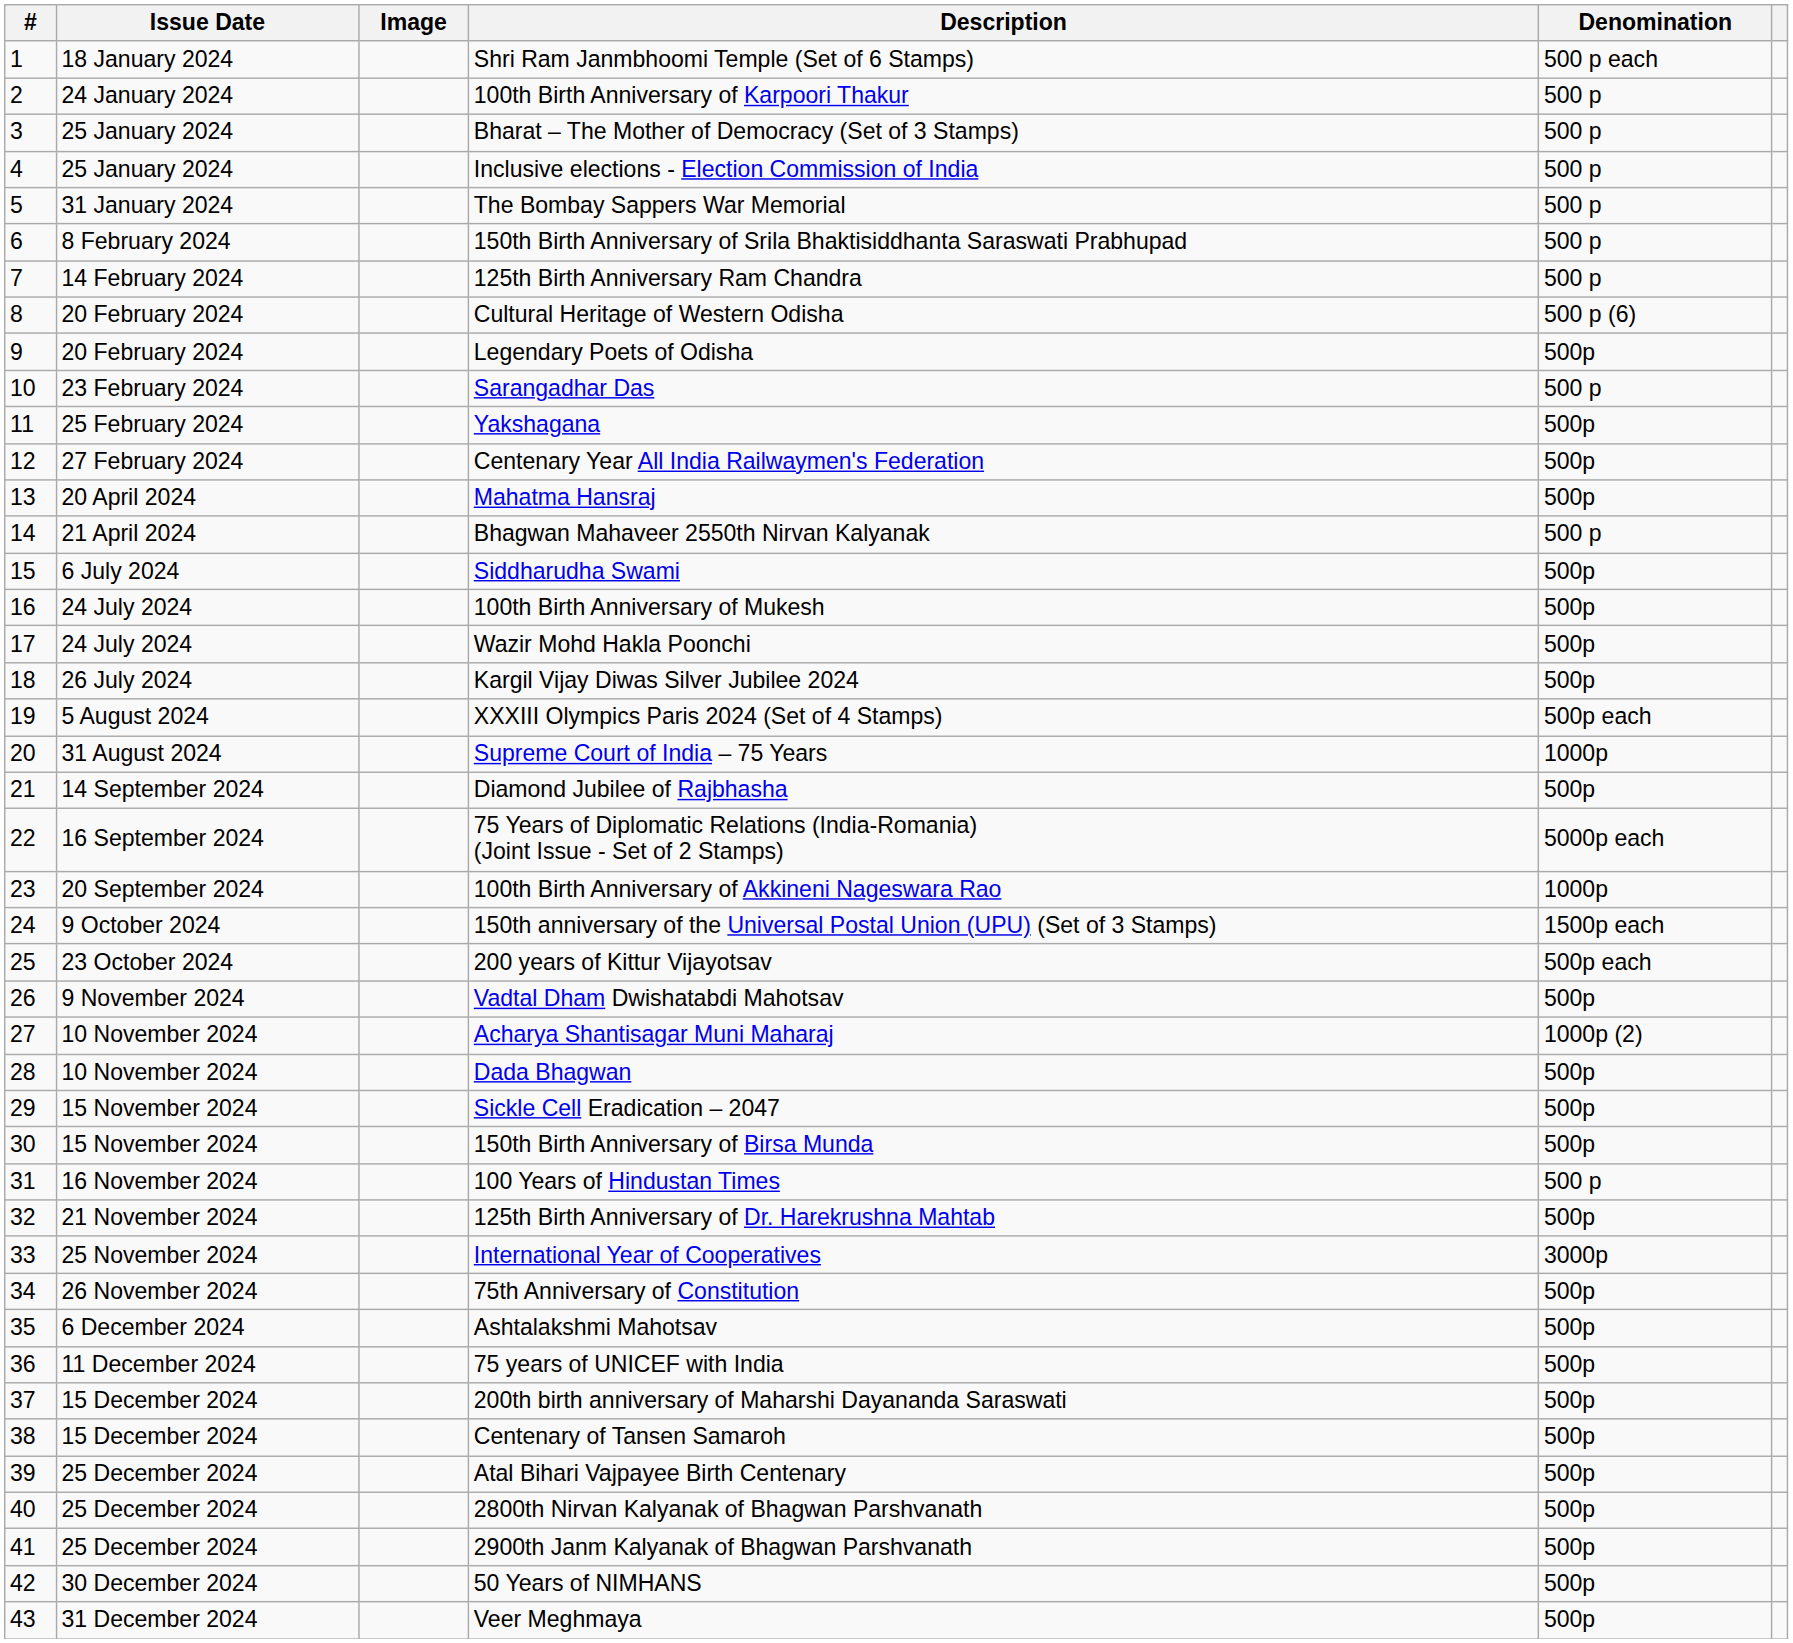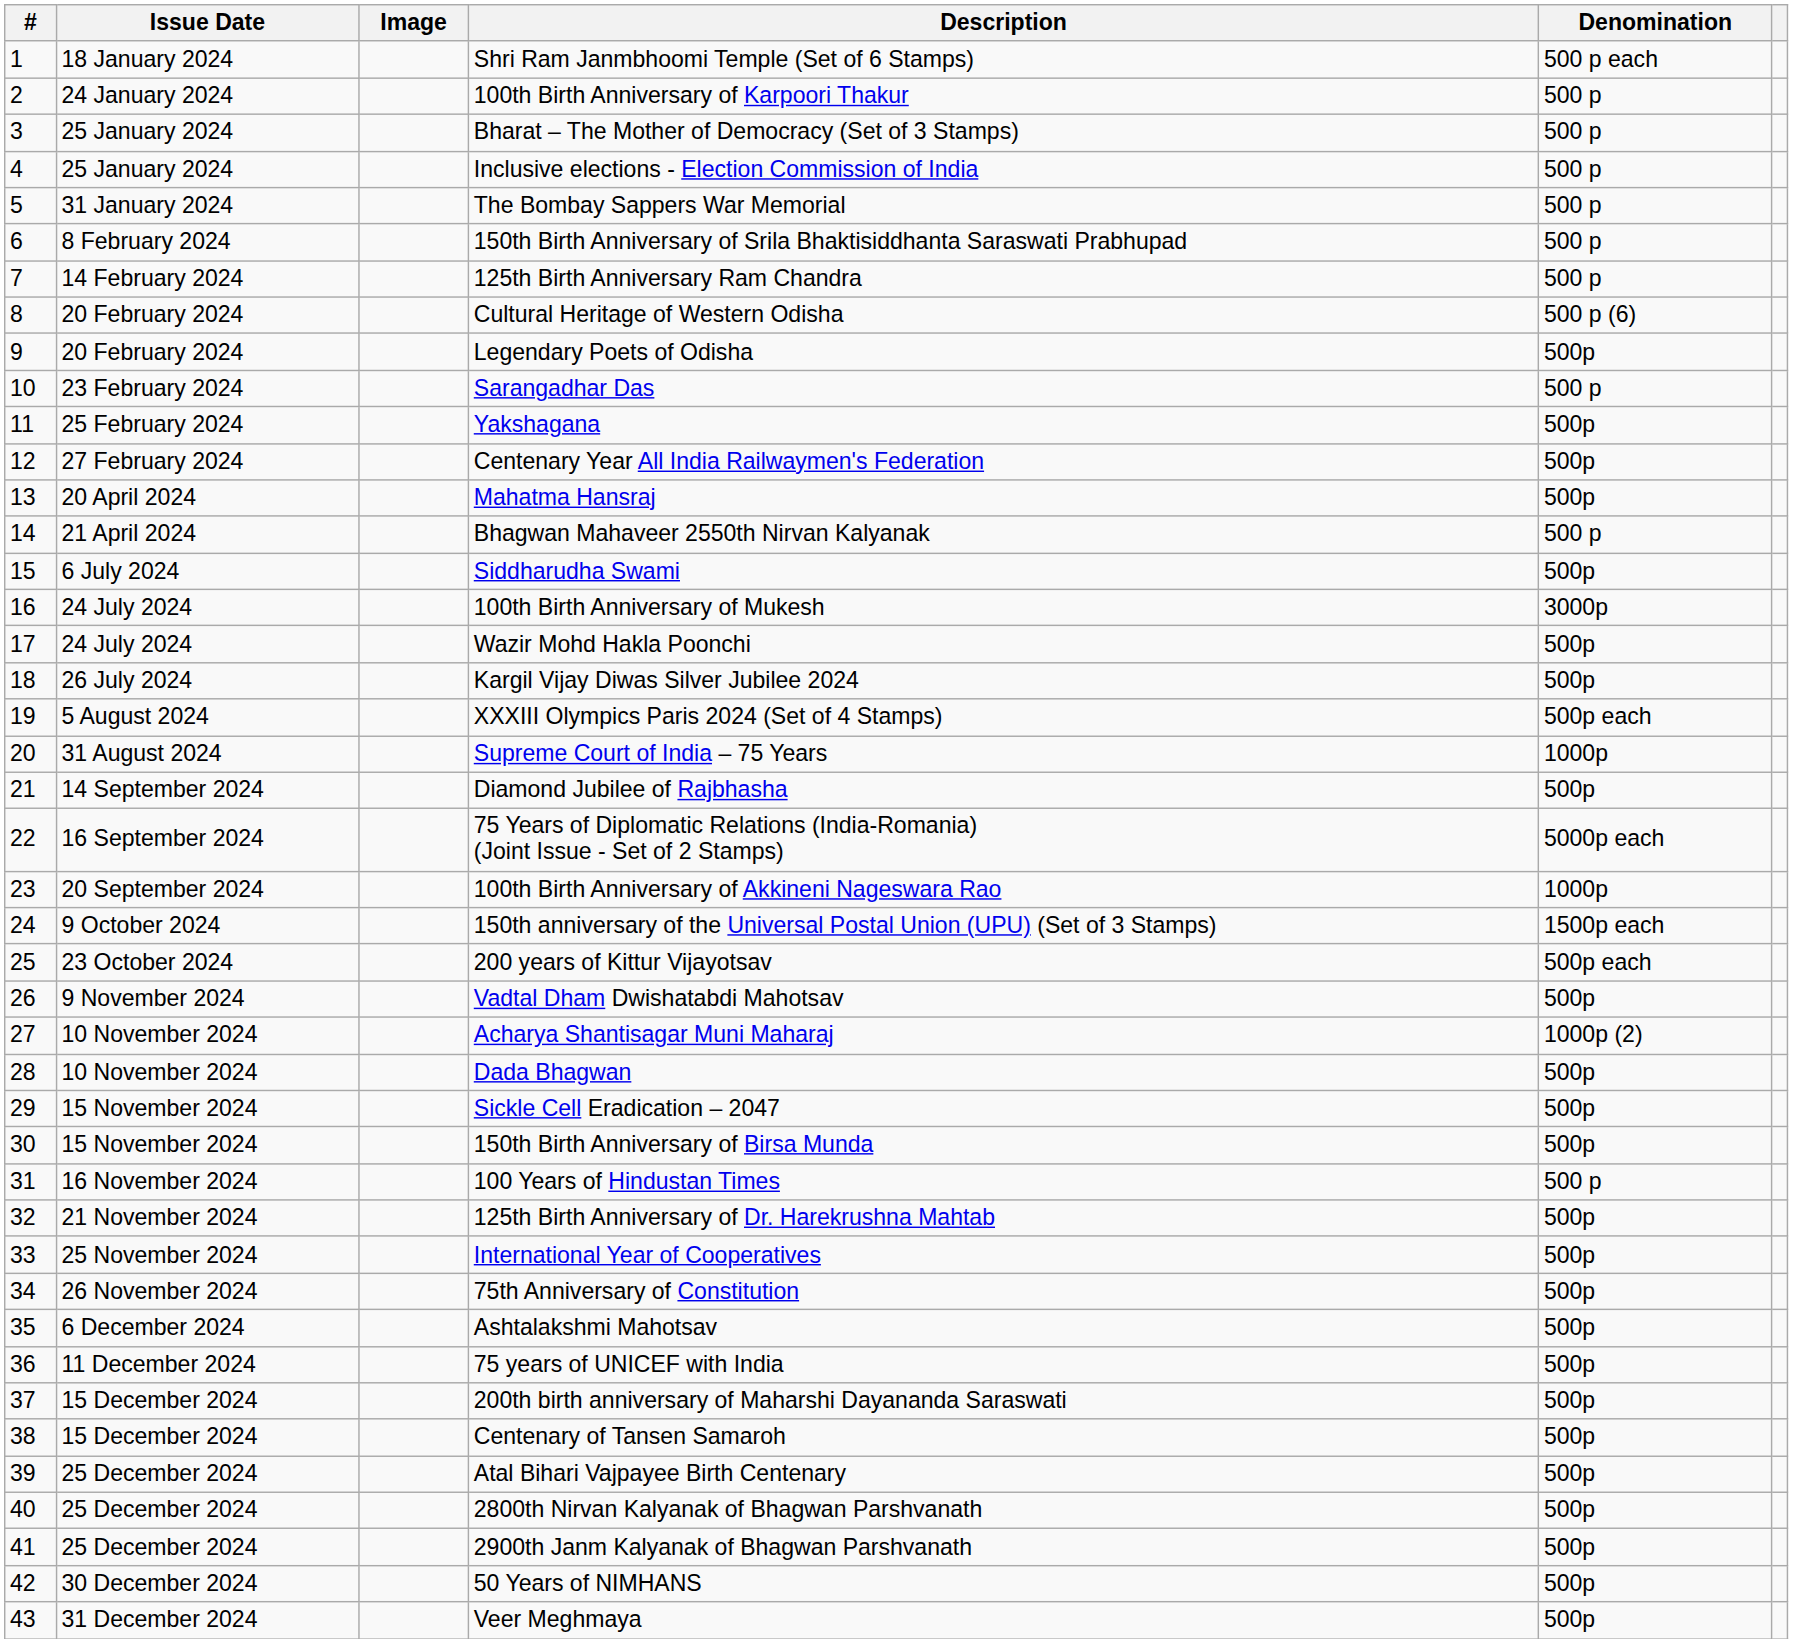(1570, 607) 500p -> (1576, 607) 3000p
(1576, 1254) 3000p -> (1570, 1254) 500p
